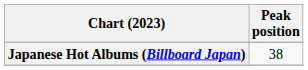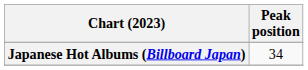(276, 53) 38 -> (276, 53) 34
